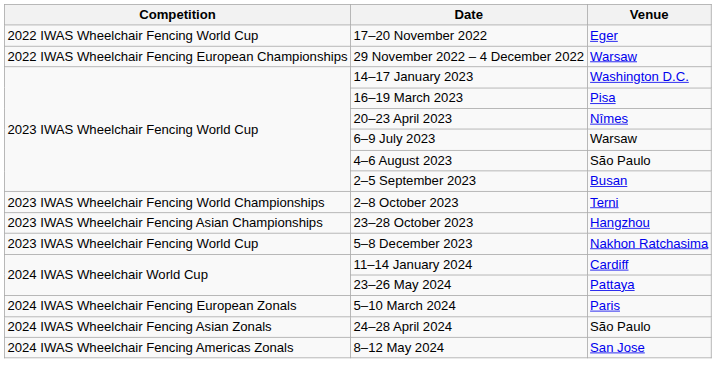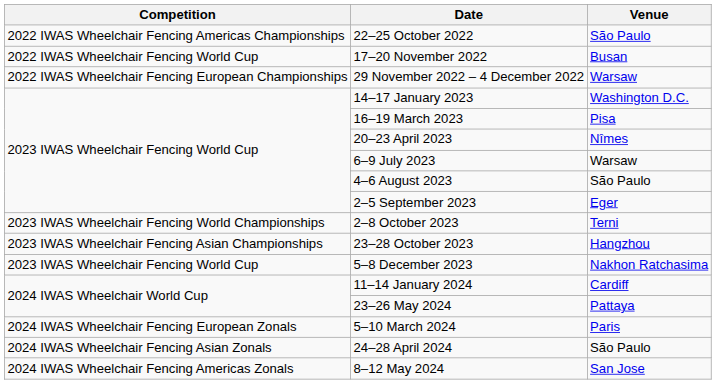+ row: (413, 35)
(604, 35) Eger -> (609, 56) Busan
(609, 181) Busan -> (604, 202) Eger
